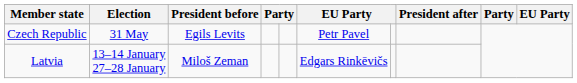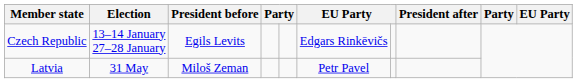(129, 34) 31 May -> (129, 41) 13–14 January 27–28 January
(344, 34) Petr Pavel -> (344, 41) Edgars Rinkēvičs
(129, 61) 13–14 January 27–28 January -> (129, 68) 31 May
(344, 61) Edgars Rinkēvičs -> (344, 68) Petr Pavel
